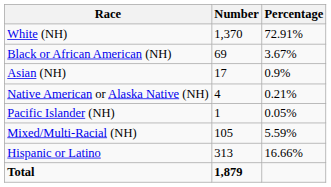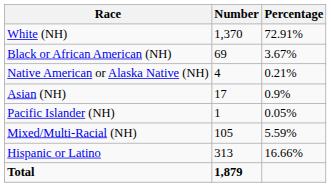rows swapped: (108, 93) <-> (37, 73)
